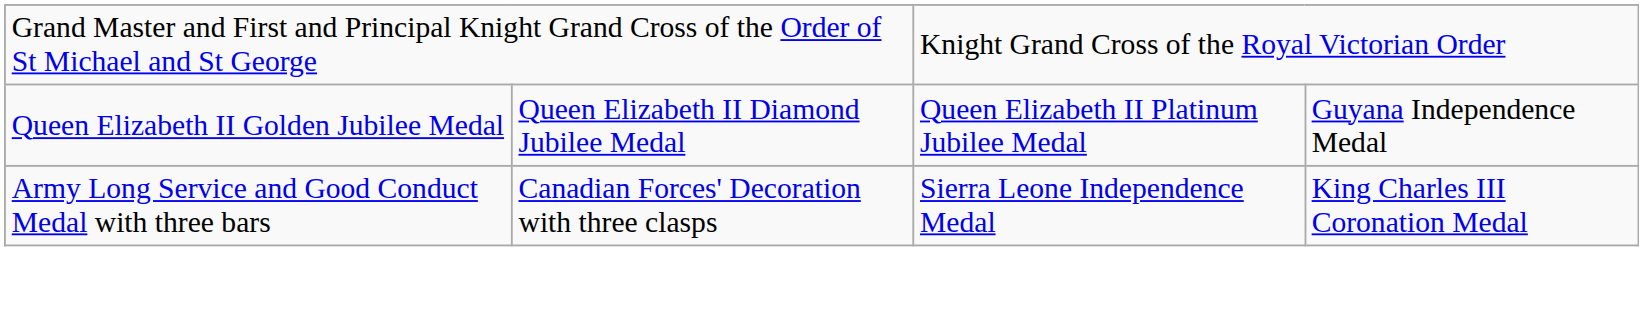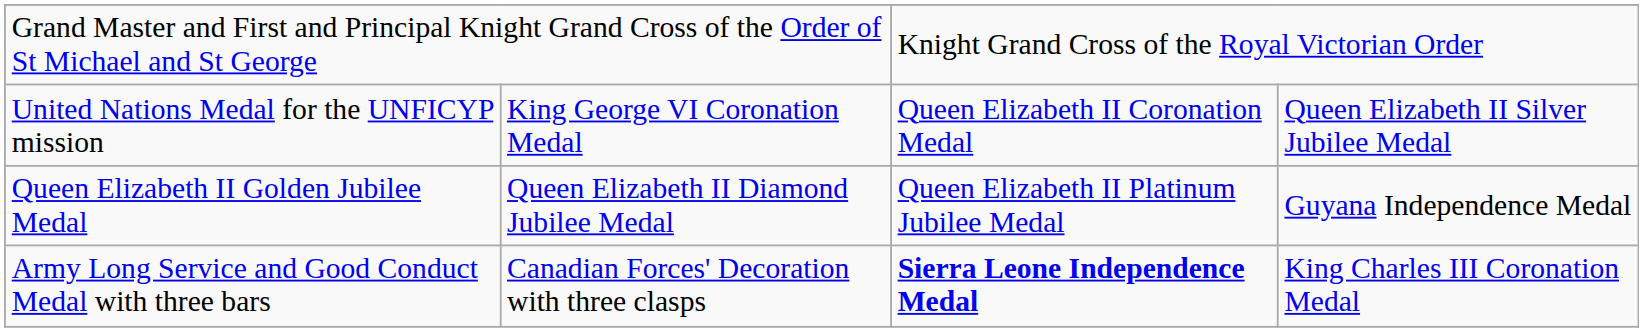+ row: (253, 124)
(1082, 205) normal -> (1071, 285) bold
